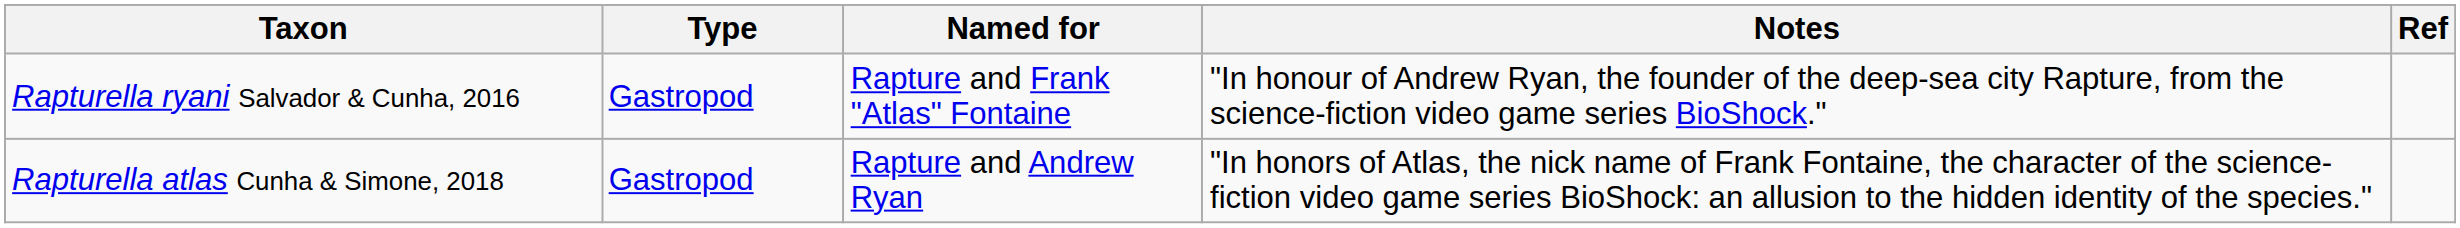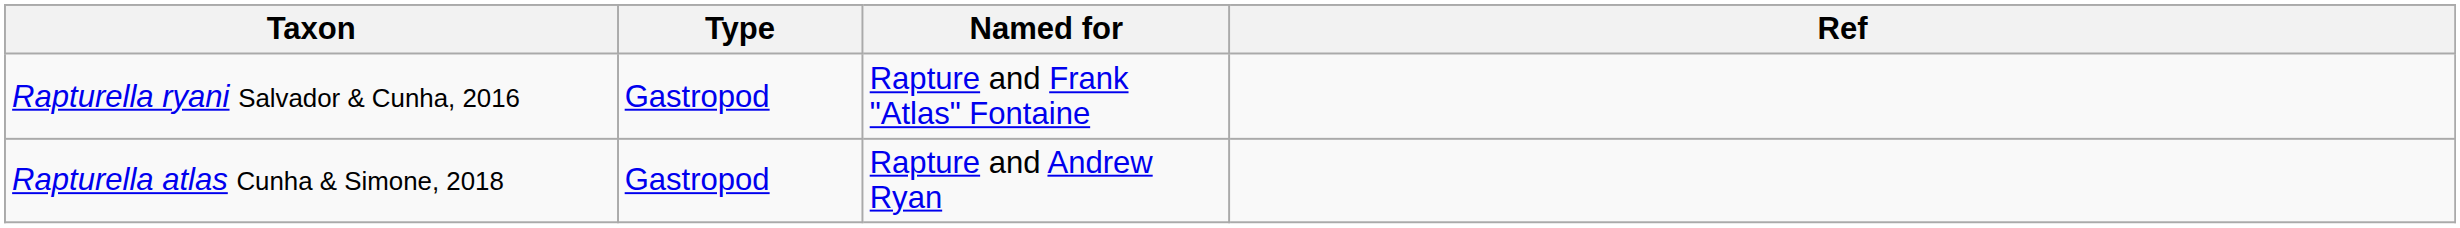- column: (1797, 29)
